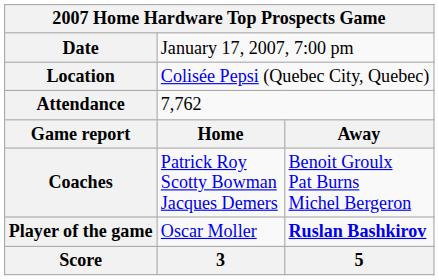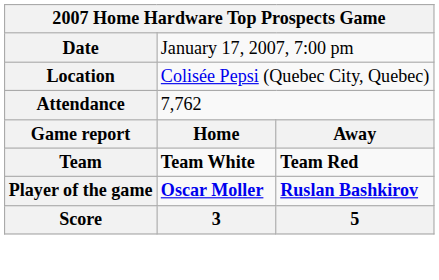+ row: (81, 162)
- row: (81, 182)
(209, 231) normal -> (212, 190) bold
